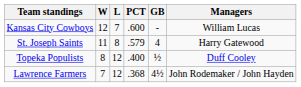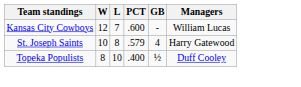(103, 43) 11 -> (103, 43) 10
(117, 58) 12 -> (117, 58) 10
- row: (50, 74)
